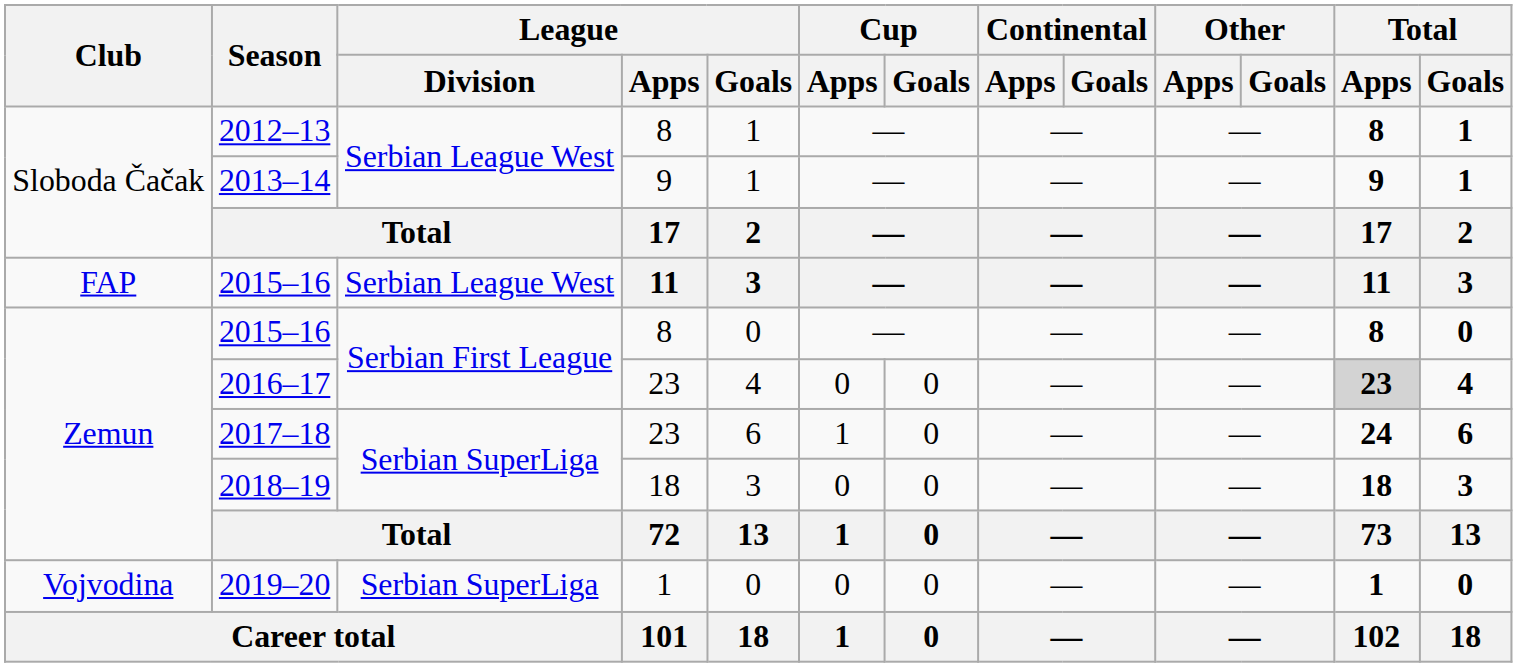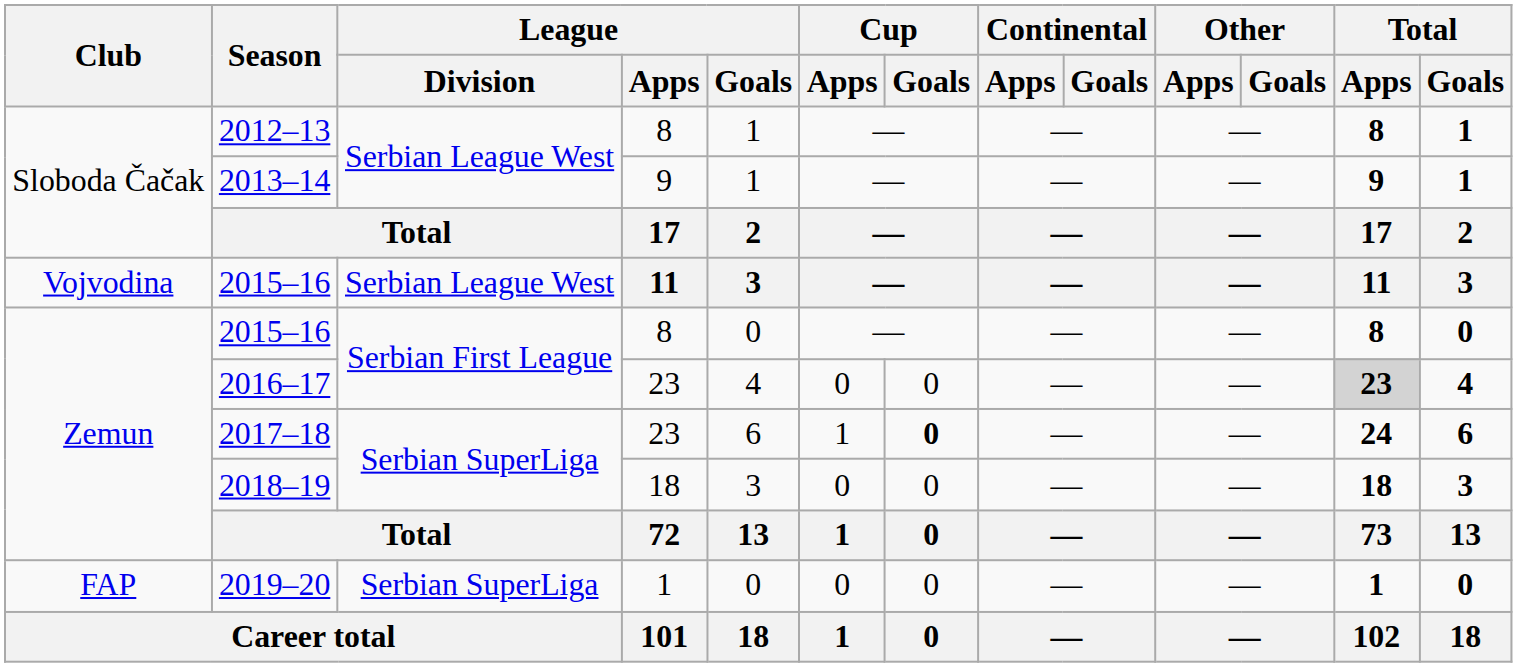(108, 282) FAP -> (108, 282) Vojvodina
(931, 433) normal -> (931, 433) bold
(108, 585) Vojvodina -> (108, 585) FAP
